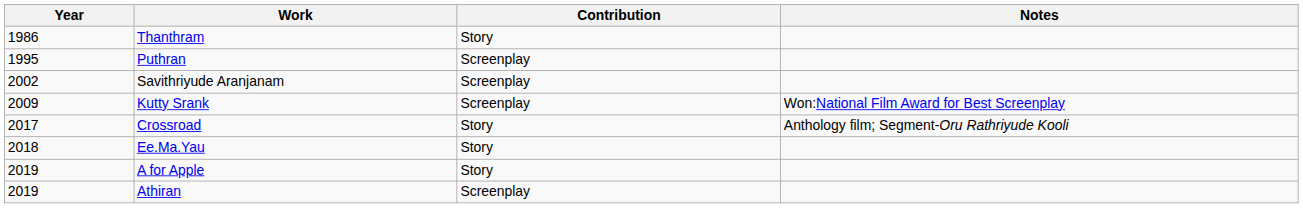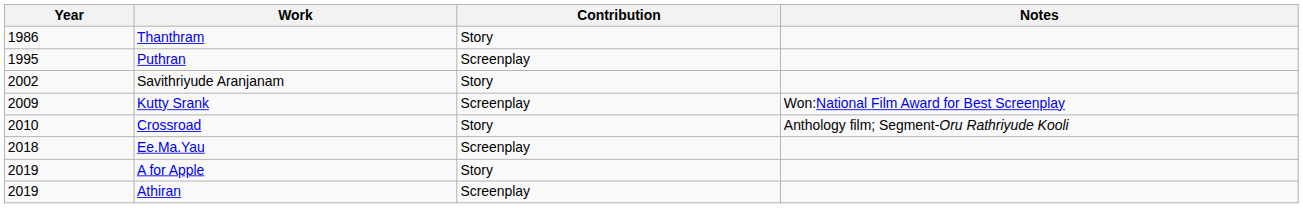(495, 81) Screenplay -> (477, 81) Story
(23, 125) 2017 -> (23, 125) 2010
(477, 147) Story -> (495, 147) Screenplay
